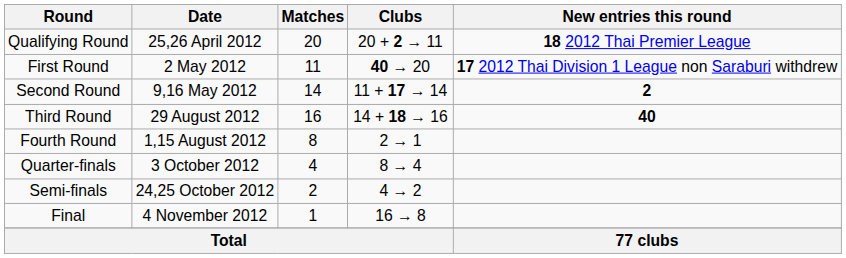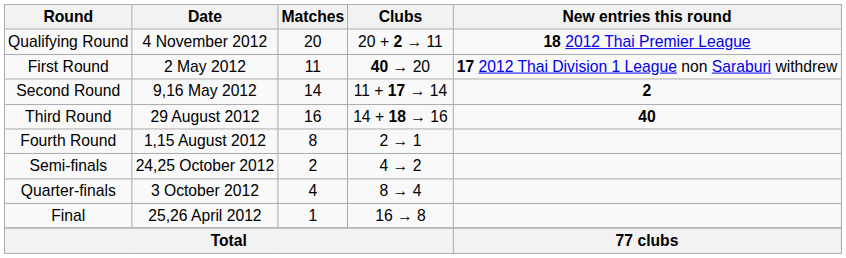(205, 41) 25,26 April 2012 -> (205, 41) 4 November 2012
rows swapped: (68, 166) <-> (68, 191)
(205, 215) 4 November 2012 -> (205, 215) 25,26 April 2012
